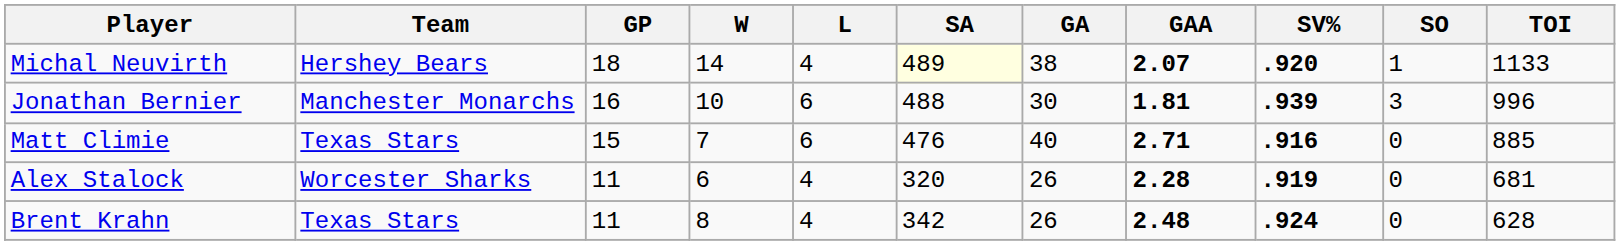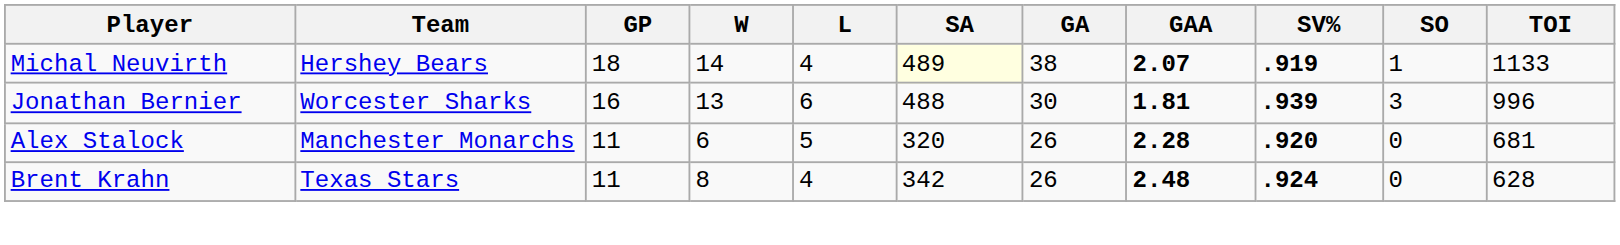(1289, 64) .920 -> (1289, 64) .919
(437, 103) Manchester Monarchs -> (416, 103) Worcester Sharks
(710, 103) 10 -> (710, 103) 13
- row: (90, 142)
(416, 181) Worcester Sharks -> (437, 142) Manchester Monarchs
(806, 181) 4 -> (806, 142) 5
(1289, 181) .919 -> (1289, 142) .920
